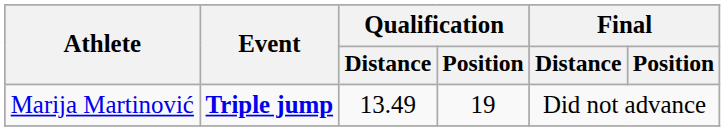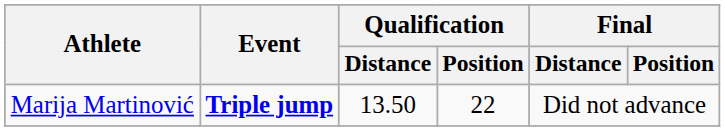(388, 105) 13.49 -> (388, 105) 13.50
(483, 105) 19 -> (483, 105) 22
